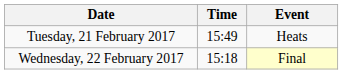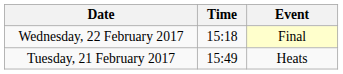rows swapped: (101, 36) <-> (101, 58)
